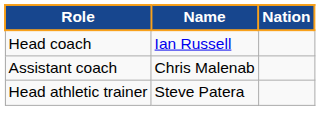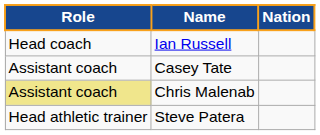+ row: (193, 67)
(63, 67) no background -> (63, 92) khaki background
